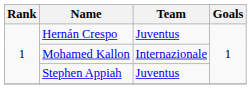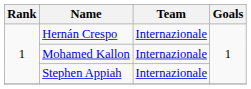(157, 34) Juventus -> (171, 34) Internazionale
(157, 73) Juventus -> (171, 73) Internazionale
